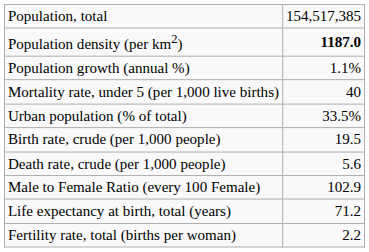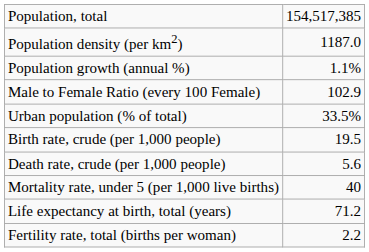(341, 42) bold -> (341, 42) normal
rows swapped: (134, 187) <-> (143, 92)
